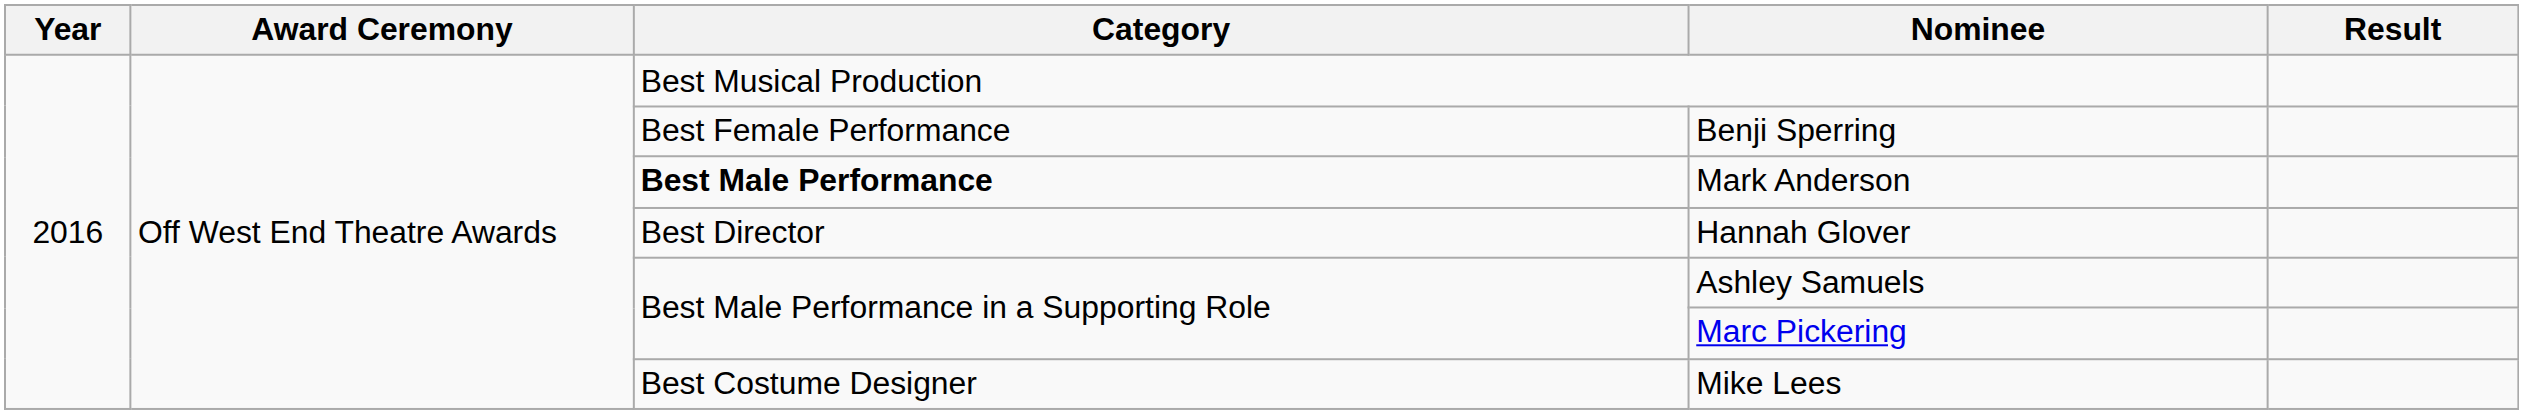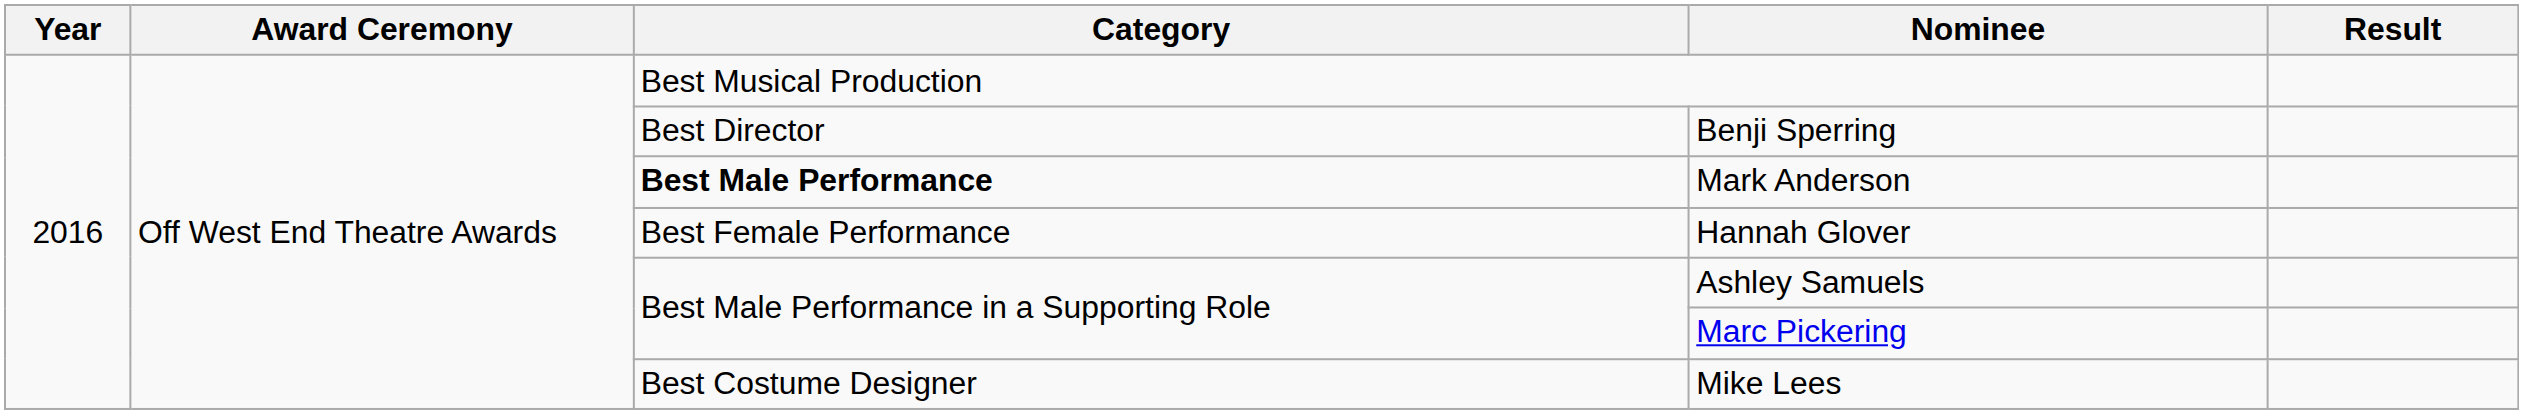(826, 130) Best Female Performance -> (733, 130) Best Director
(733, 231) Best Director -> (826, 231) Best Female Performance
